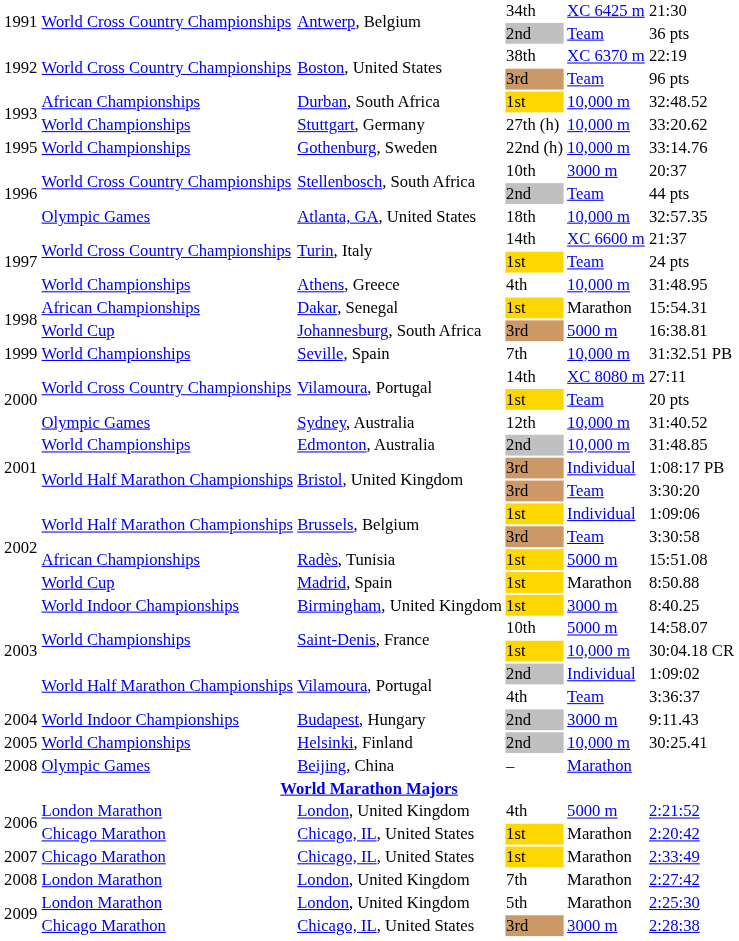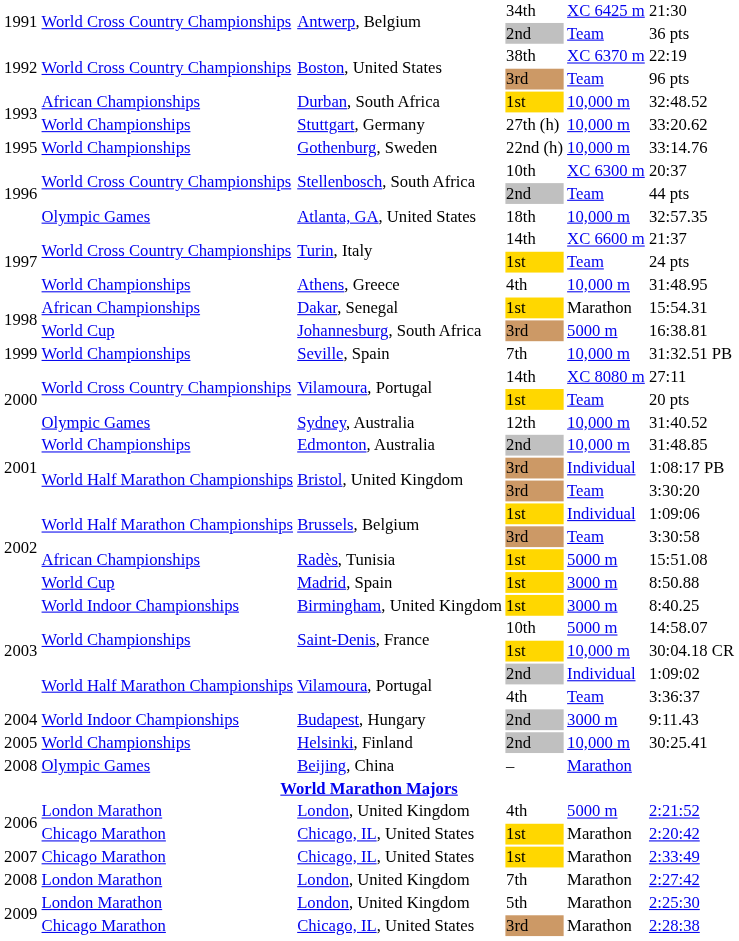(592, 170) 3000 m -> (606, 170) XC 6300 m
(599, 582) Marathon -> (592, 582) 3000 m
(592, 925) 3000 m -> (599, 925) Marathon
